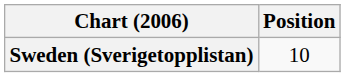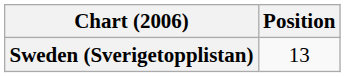(299, 54) 10 -> (299, 54) 13
